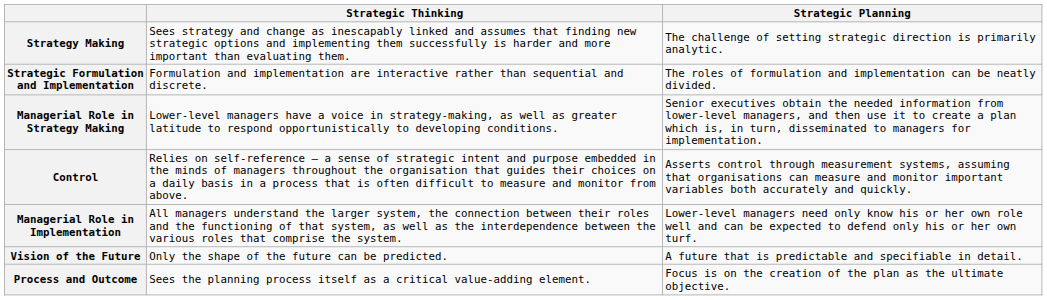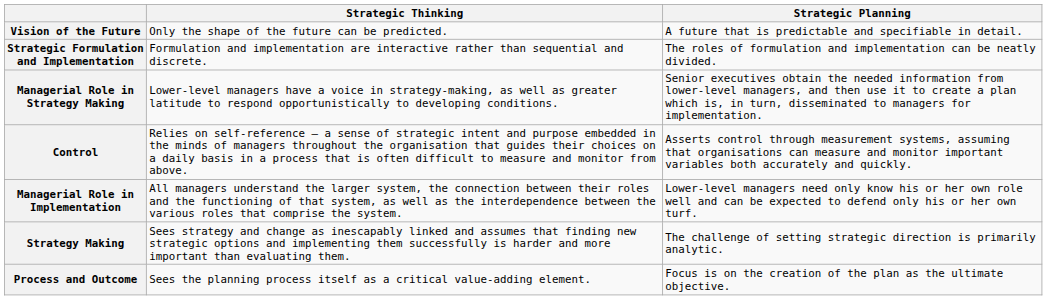rows swapped: (76, 256) <-> (75, 43)
